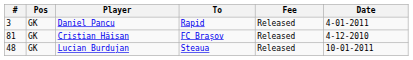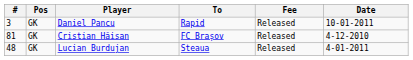(347, 24) 4-01-2011 -> (350, 24) 10-01-2011
(350, 49) 10-01-2011 -> (347, 49) 4-01-2011
